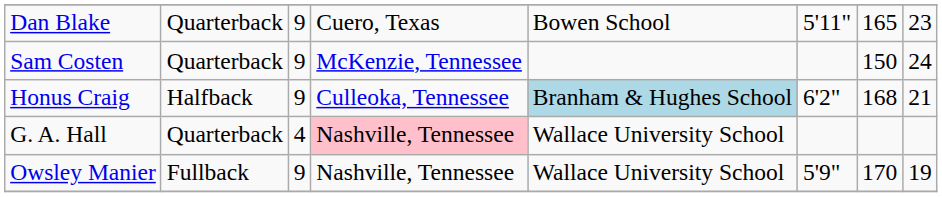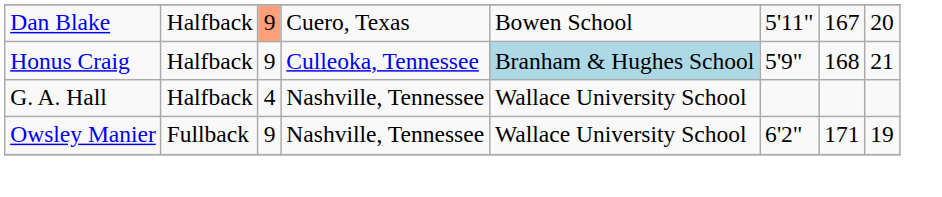(225, 23) Quarterback -> (210, 23) Halfback
(300, 23) no background -> (270, 23) lightsalmon background
(880, 23) 165 -> (842, 23) 167
(920, 23) 23 -> (882, 23) 20
- row: (67, 60)
(822, 97) 6'2" -> (784, 60) 5'9"
(225, 135) Quarterback -> (210, 97) Halfback
(415, 135) pink background -> (385, 97) no background
(822, 172) 5'9" -> (784, 135) 6'2"
(880, 172) 170 -> (842, 135) 171
